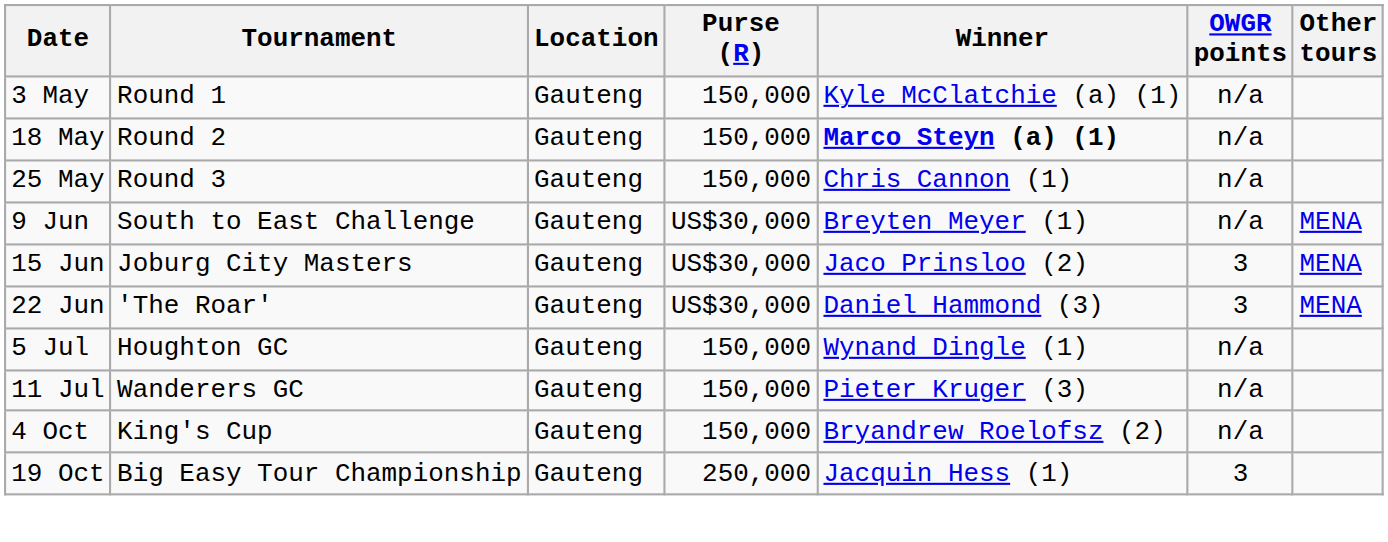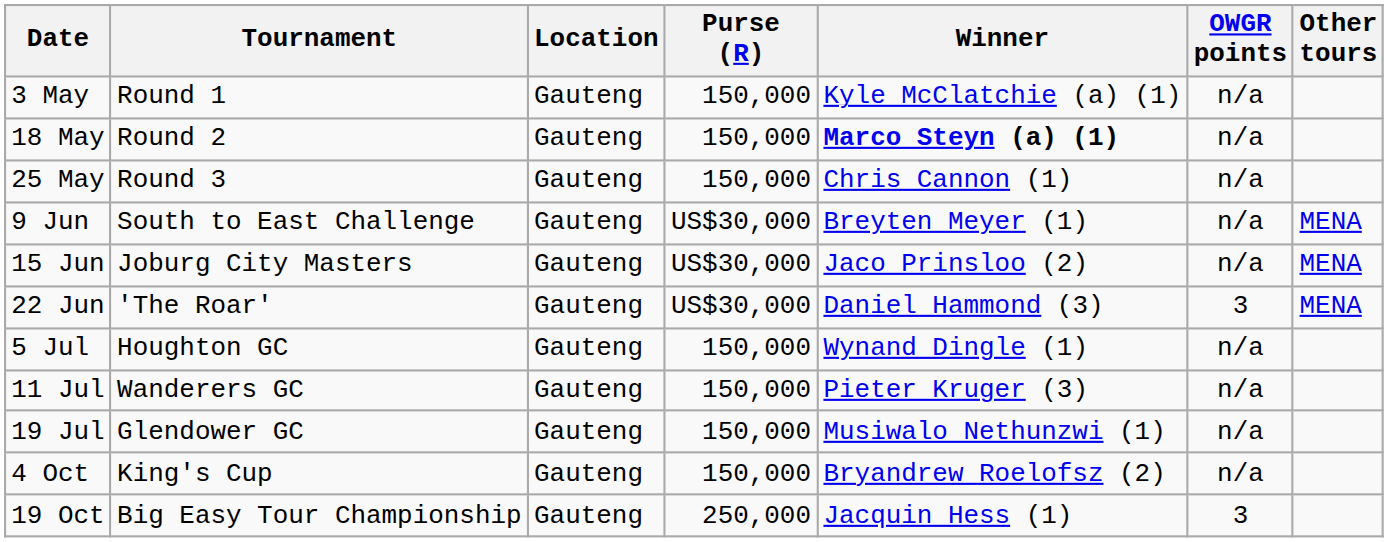(1240, 265) 3 -> (1240, 265) n/a
+ row: (58, 433)
